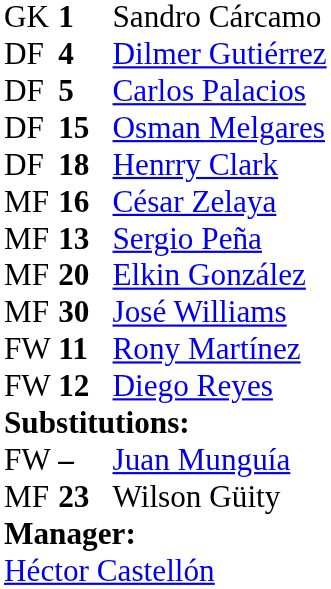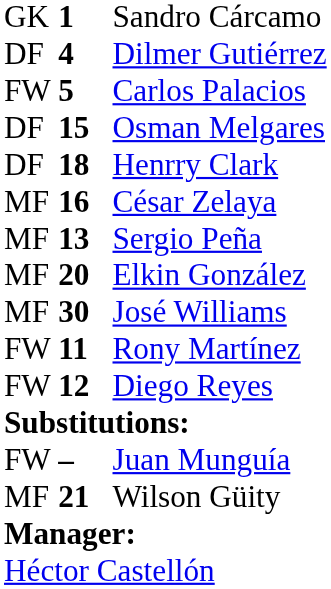(24, 90) DF -> (27, 90) FW
(74, 496) 23 -> (74, 496) 21
